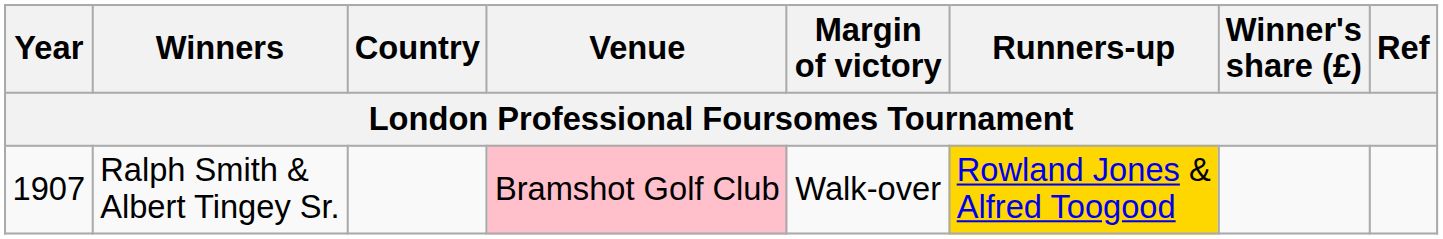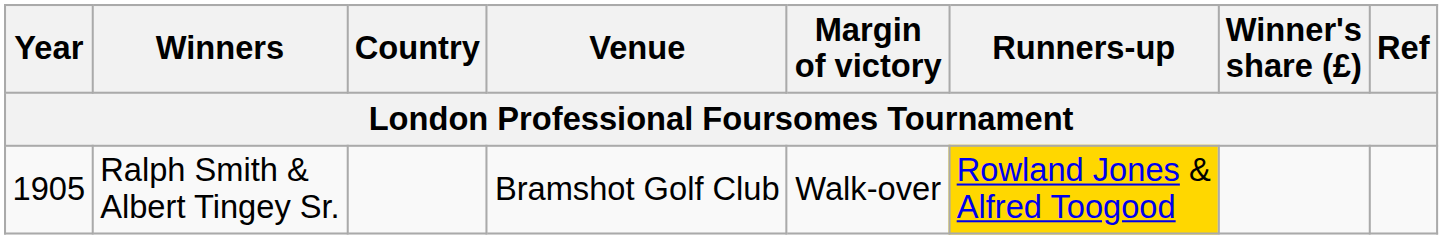(49, 188) 1907 -> (49, 188) 1905
(637, 188) pink background -> (637, 188) no background
